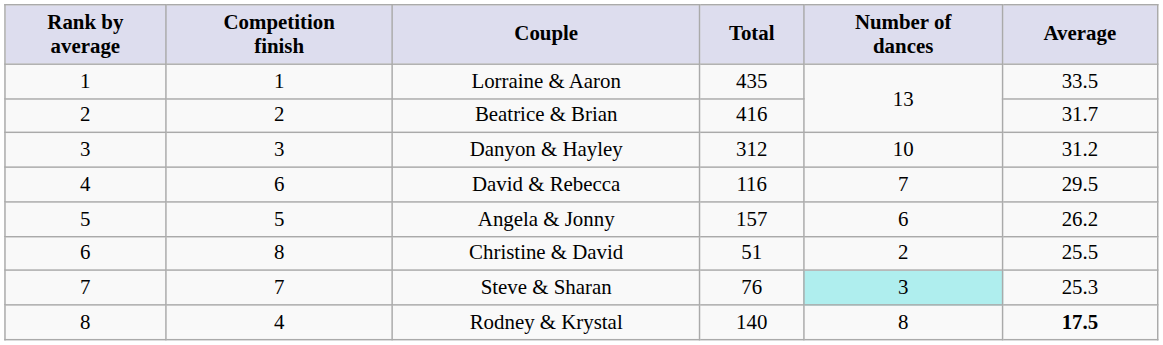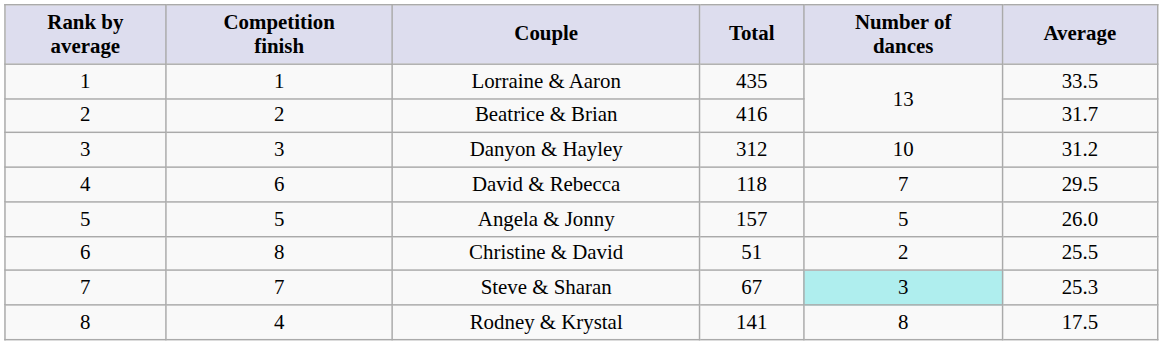(752, 184) 116 -> (752, 184) 118
(903, 218) 6 -> (903, 218) 5
(1080, 218) 26.2 -> (1080, 218) 26.0
(752, 287) 76 -> (752, 287) 67
(752, 321) 140 -> (752, 321) 141
(1080, 321) bold -> (1080, 321) normal
